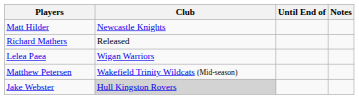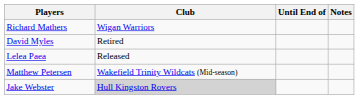- row: (28, 27)
(113, 42) Released -> (126, 27) Wigan Warriors
+ row: (30, 42)
(126, 57) Wigan Warriors -> (113, 57) Released
